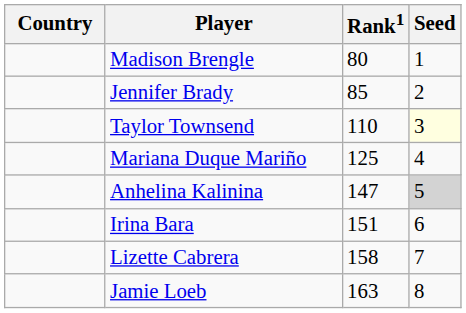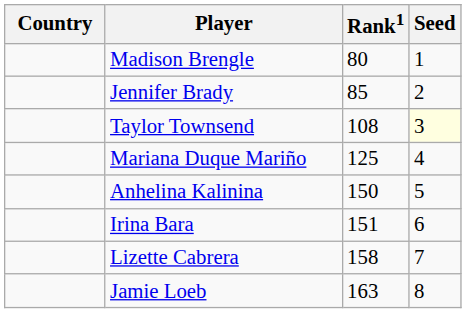(362, 125) 110 -> (363, 125) 108
(363, 191) 147 -> (363, 191) 150
(419, 191) lightgrey background -> (419, 191) no background
